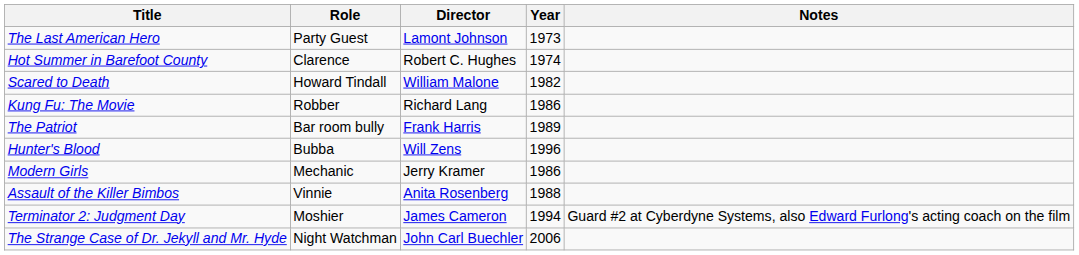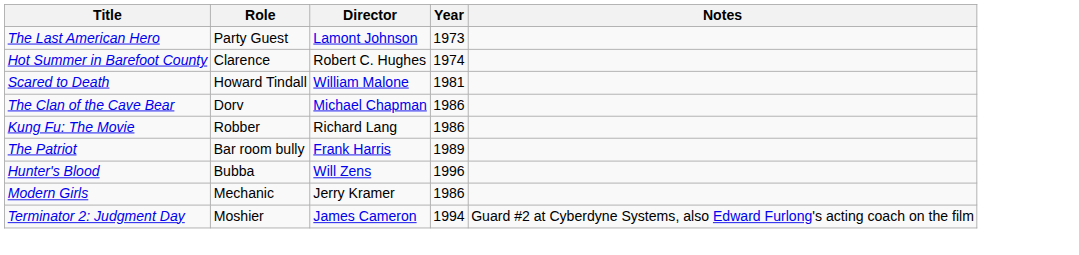(545, 82) 1982 -> (449, 82) 1981
+ row: (91, 104)
- row: (93, 194)
- row: (147, 238)
